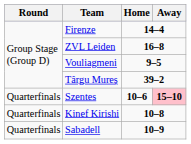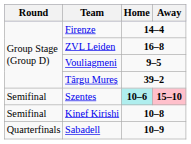(34, 97) Quarterfinals -> (26, 97) Semifinal
(137, 97) no background -> (137, 97) paleturquoise background
(34, 113) Quarterfinals -> (26, 113) Semifinal
